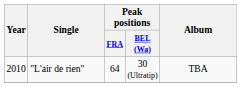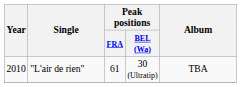(115, 69) 64 -> (115, 69) 61
